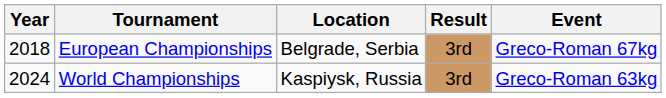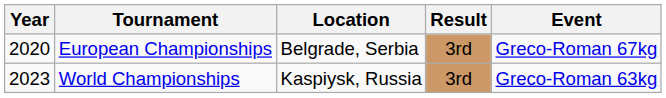(30, 49) 2018 -> (30, 49) 2020
(30, 78) 2024 -> (30, 78) 2023
